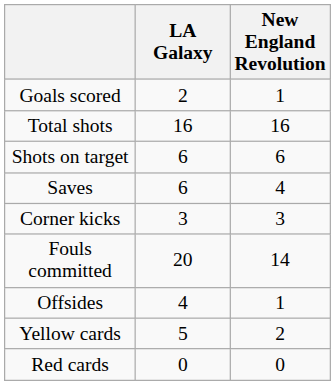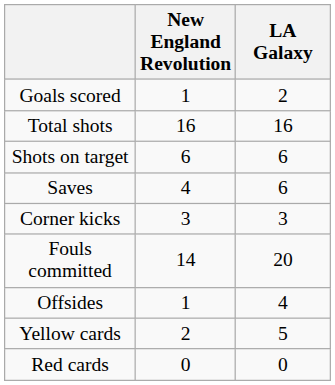columns swapped: (183, 41) <-> (280, 41)
